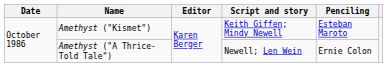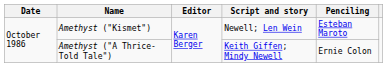(256, 29) Keith Giffen; Mindy Newell -> (263, 29) Newell; Len Wein
(263, 51) Newell; Len Wein -> (256, 51) Keith Giffen; Mindy Newell
